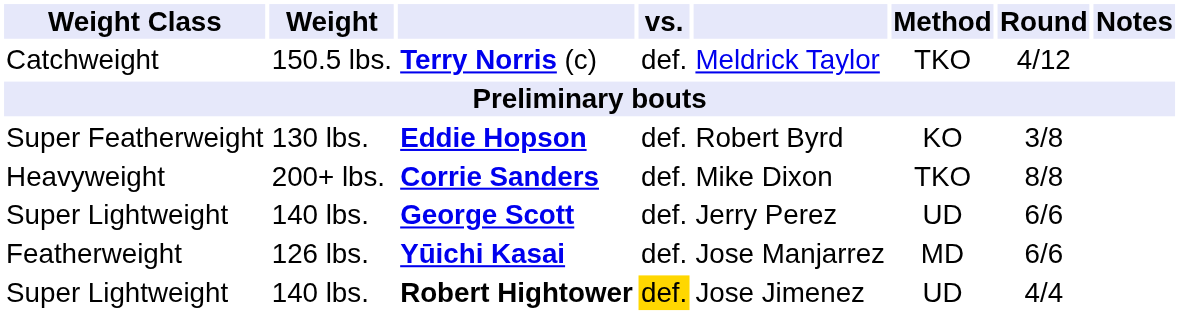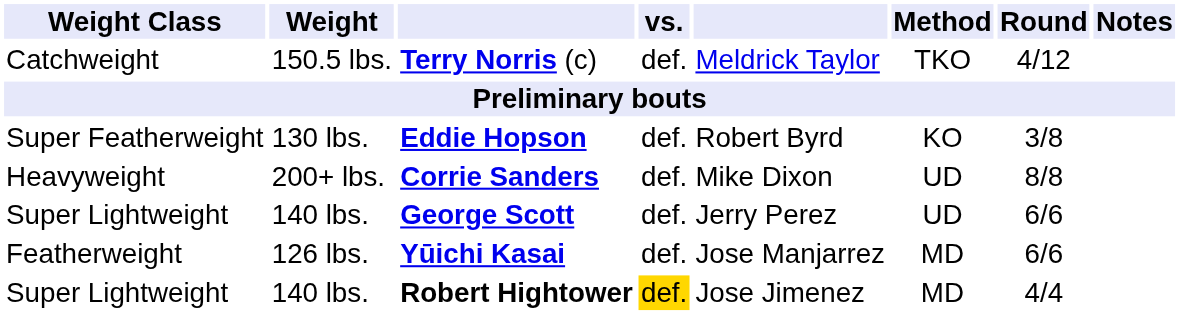(942, 176) TKO -> (942, 176) UD
(942, 293) UD -> (942, 293) MD
